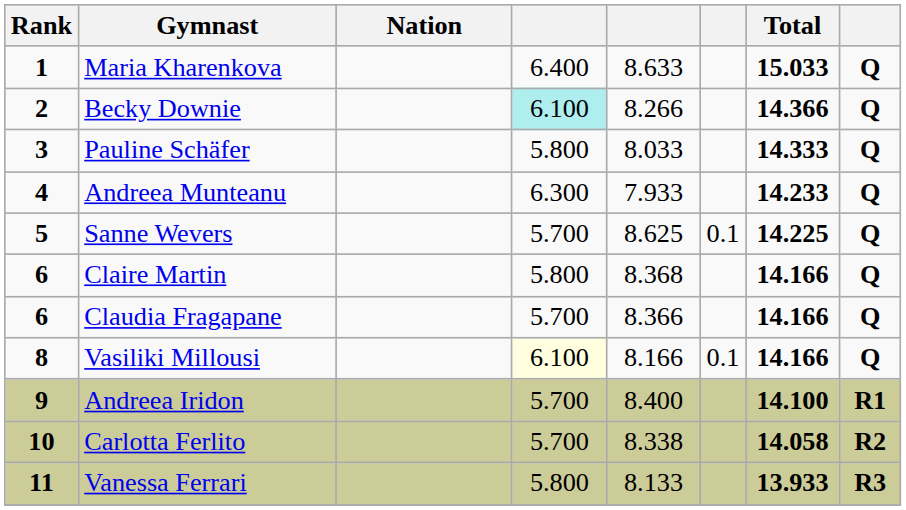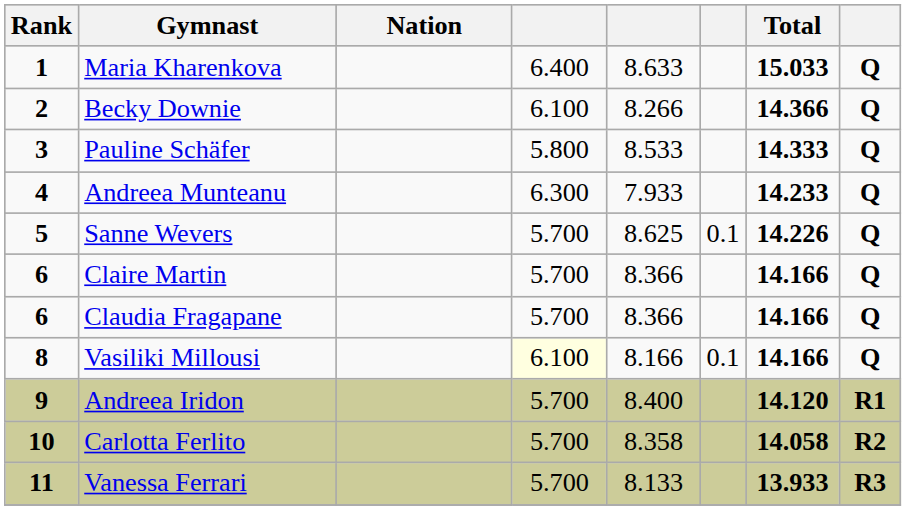(559, 108) paleturquoise background -> (559, 108) no background
(654, 150) 8.033 -> (654, 150) 8.533
(793, 233) 14.225 -> (793, 233) 14.226
(559, 274) 5.800 -> (559, 274) 5.700
(654, 274) 8.368 -> (654, 274) 8.366
(793, 399) 14.100 -> (793, 399) 14.120
(654, 441) 8.338 -> (654, 441) 8.358
(559, 483) 5.800 -> (559, 483) 5.700
